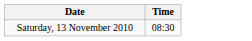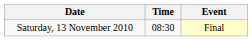+ column: (214, 12)
